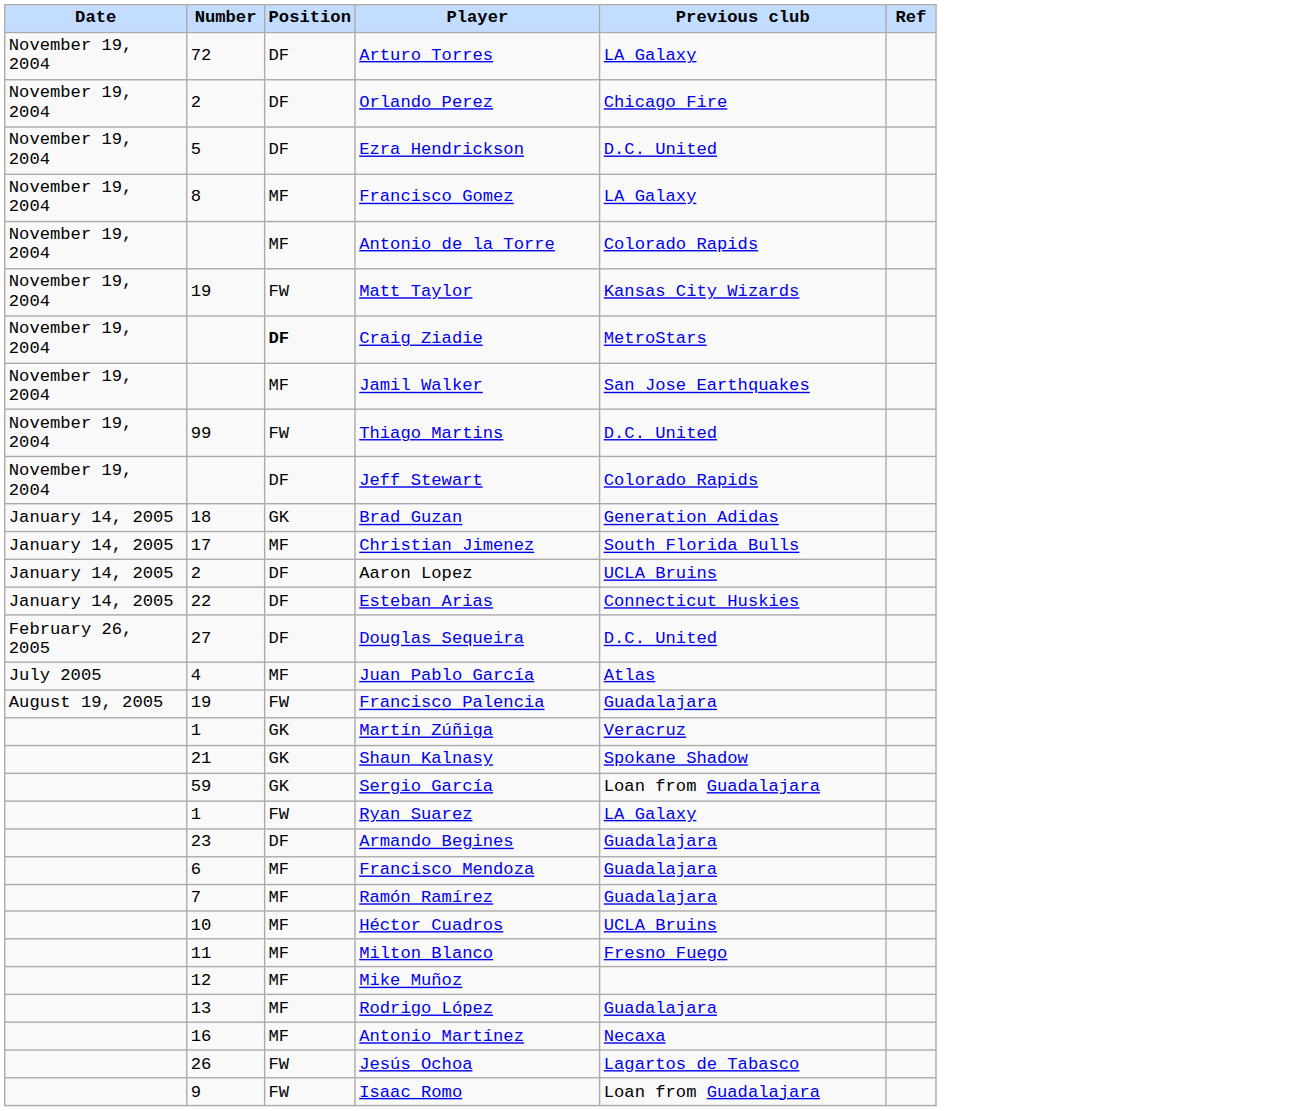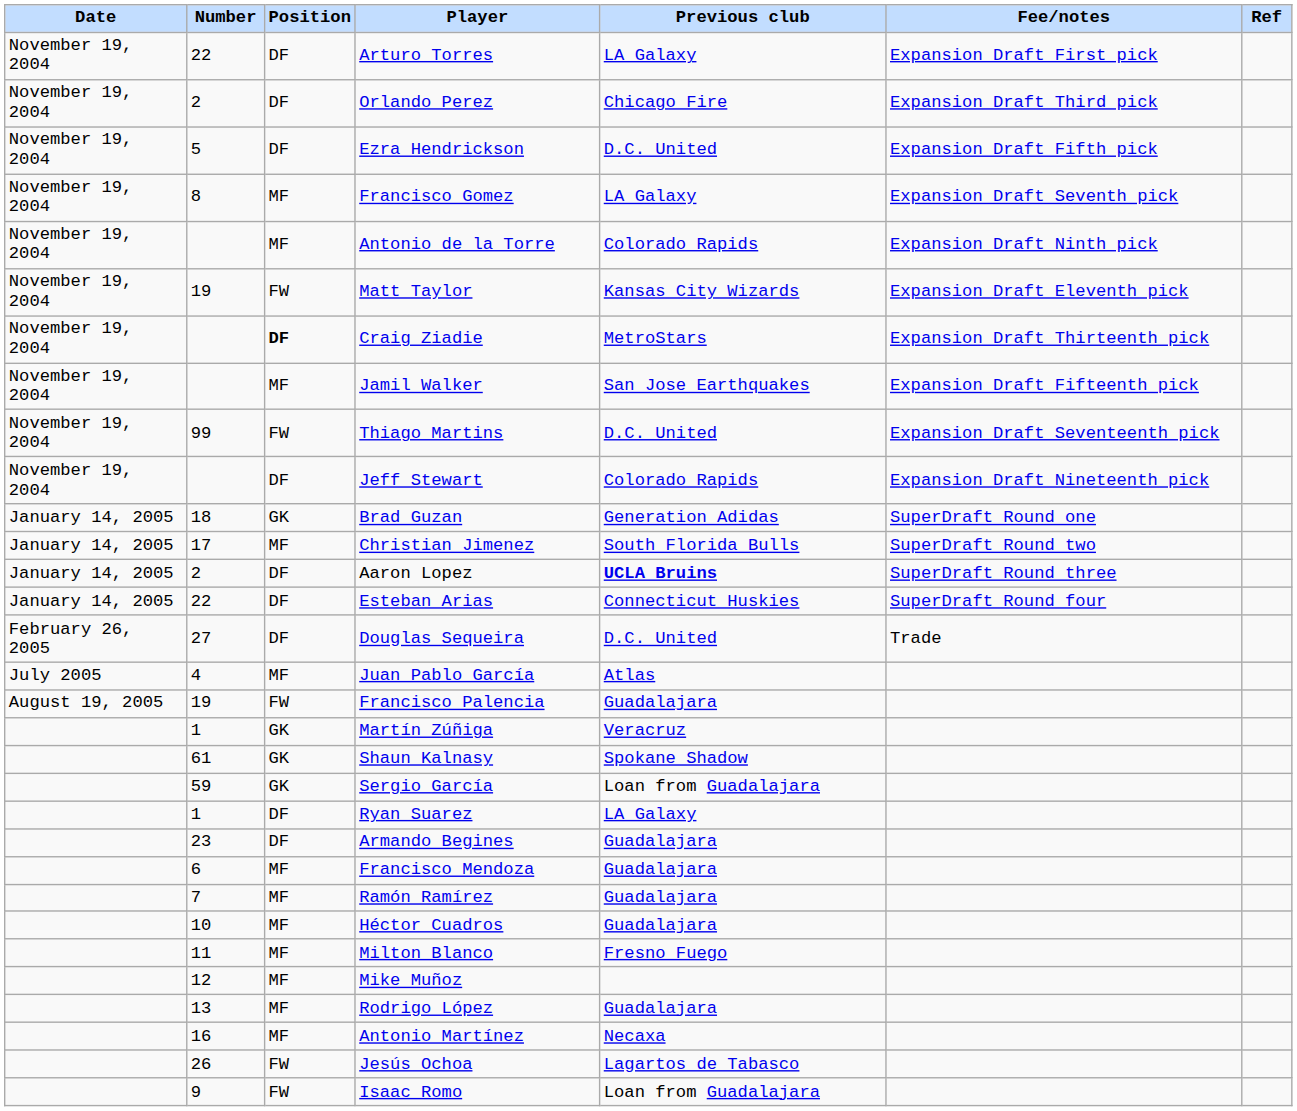+ column: (1064, 19)
(201, 56) 72 -> (201, 56) 22
(660, 574) normal -> (660, 574) bold
(201, 760) 21 -> (201, 760) 61
(279, 815) FW -> (279, 815) DF
(660, 926) UCLA Bruins -> (660, 926) Guadalajara
